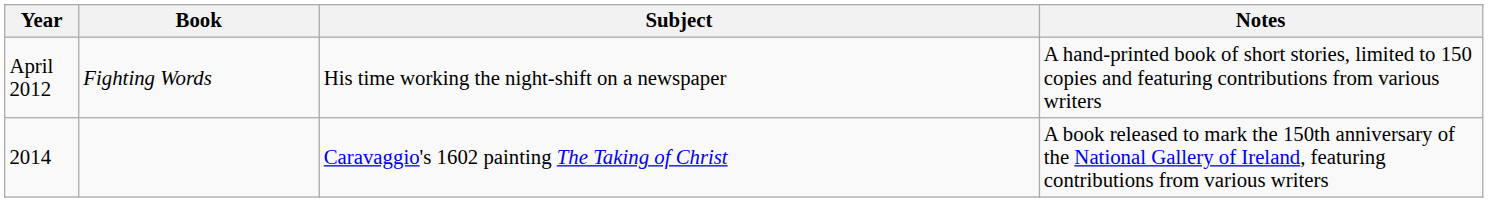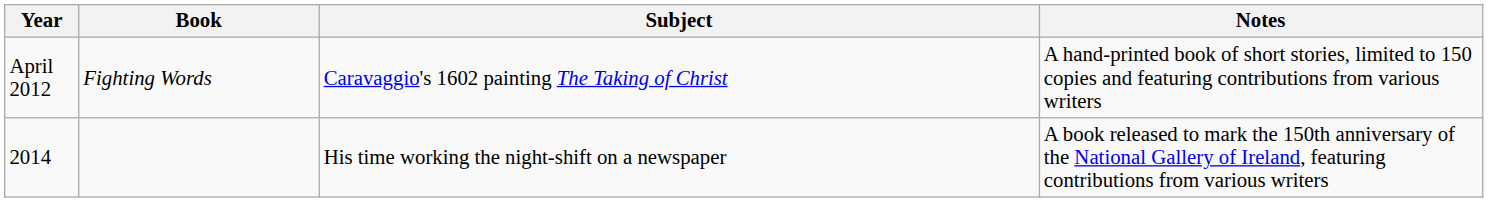(525, 77) His time working the night-shift on a newspaper -> (526, 77) Caravaggio's 1602 painting The Taking of Christ
(526, 157) Caravaggio's 1602 painting The Taking of Christ -> (525, 157) His time working the night-shift on a newspaper
